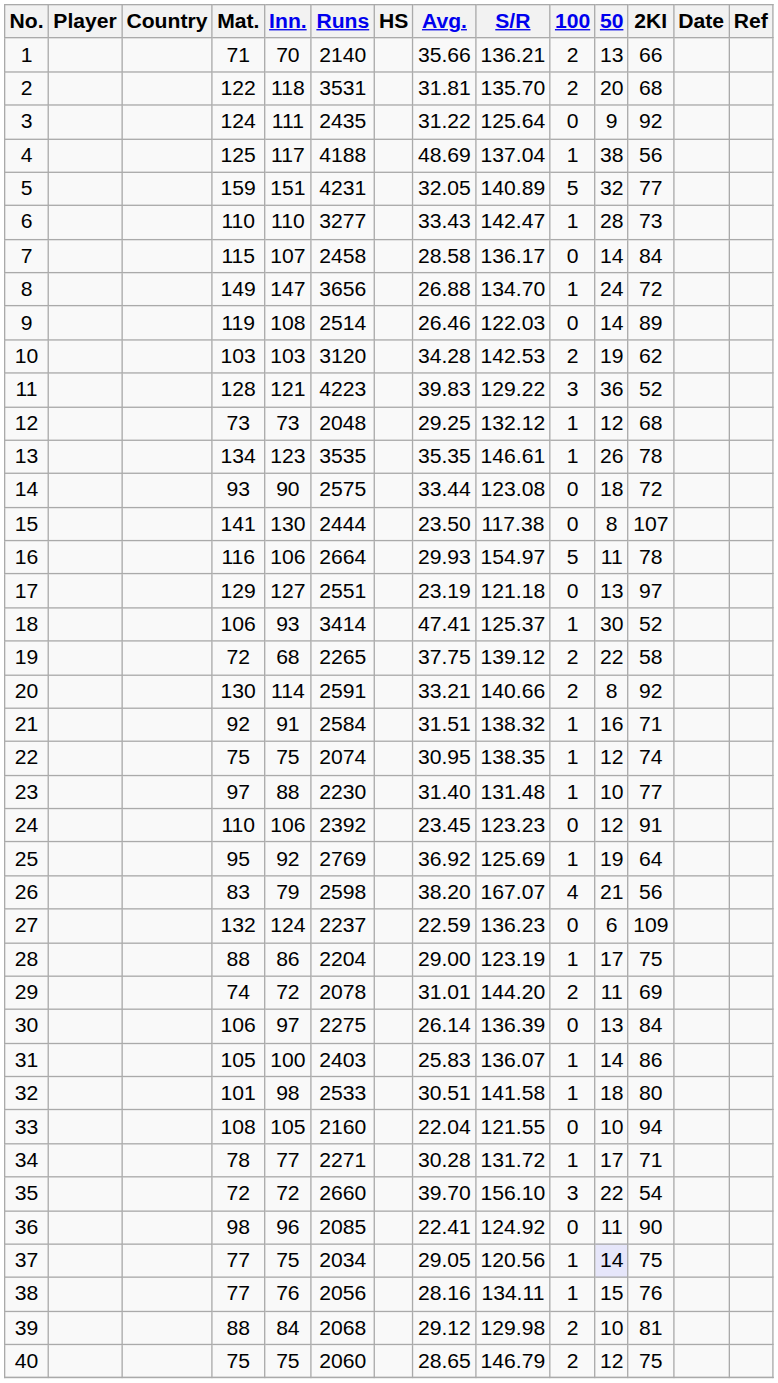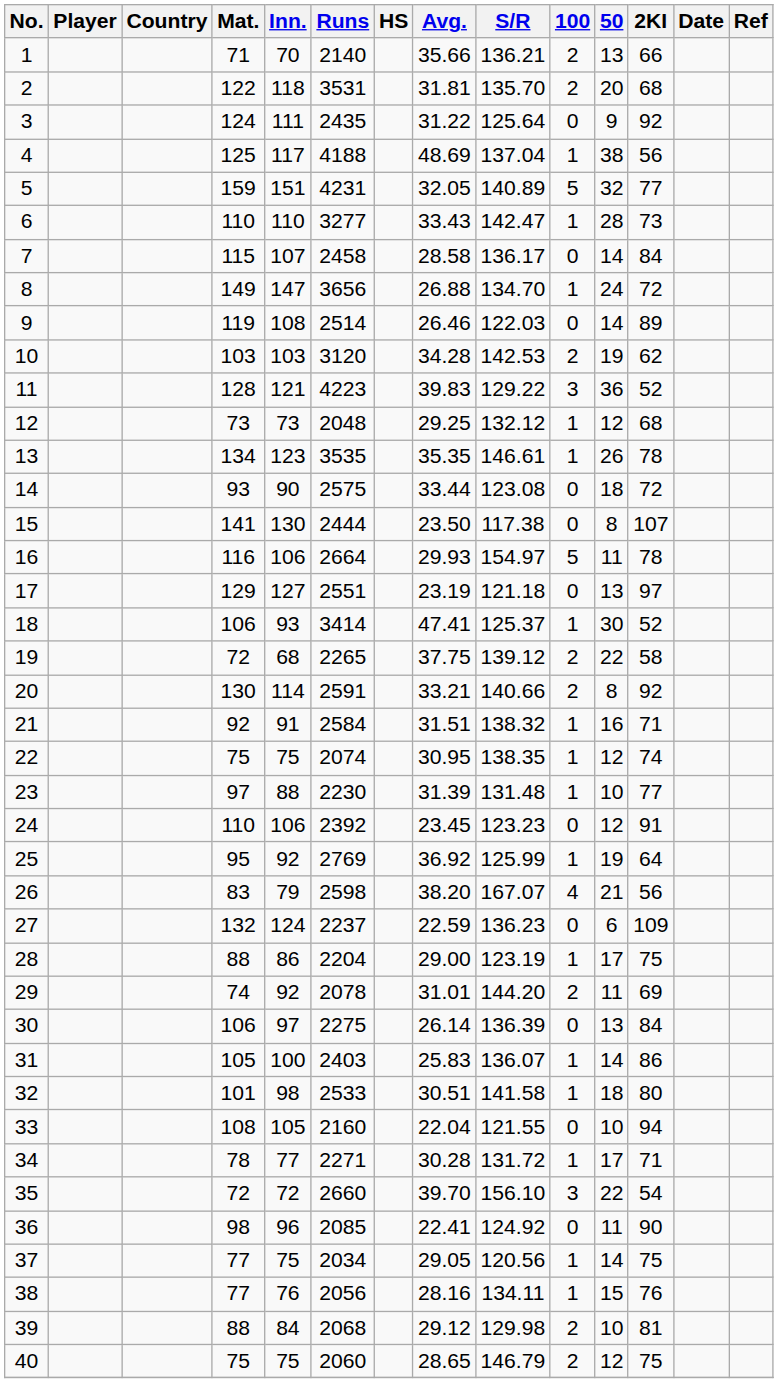(444, 791) 31.40 -> (444, 791) 31.39
(513, 858) 125.69 -> (513, 858) 125.99
(288, 992) 72 -> (288, 992) 92
(612, 1260) lavender background -> (612, 1260) no background
